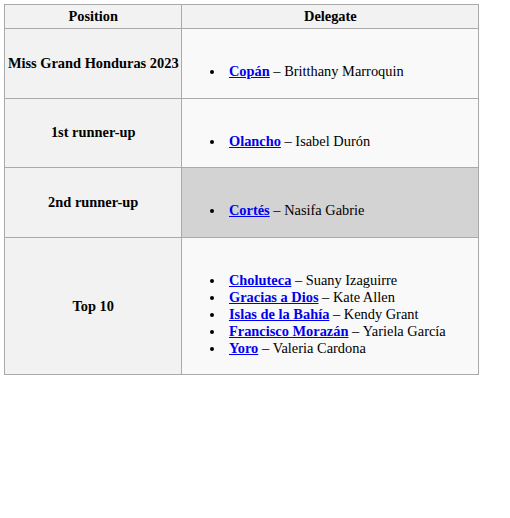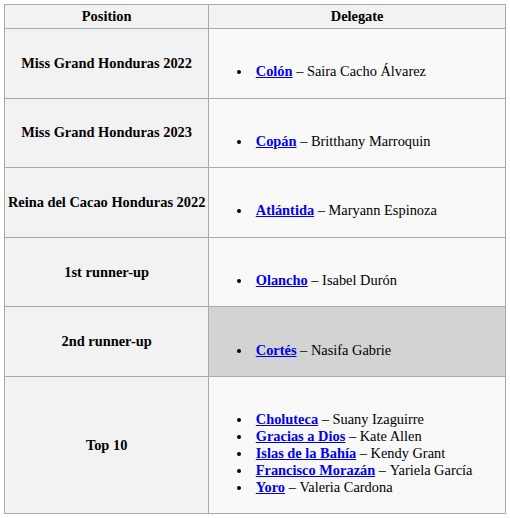+ row: (107, 63)
+ row: (107, 202)
